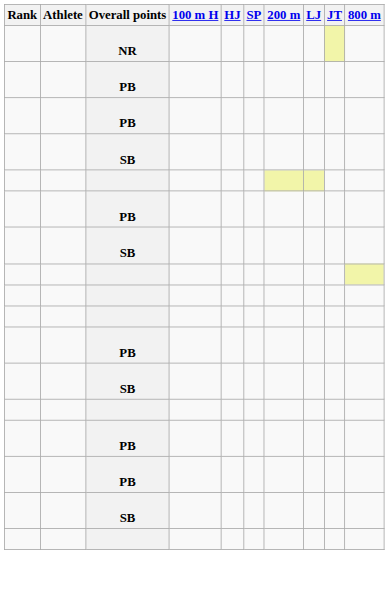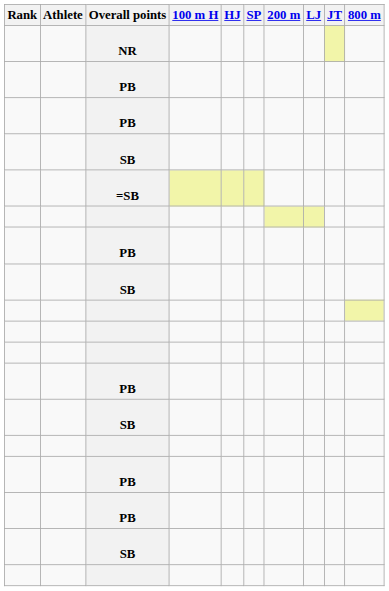+ row: (22, 188)
